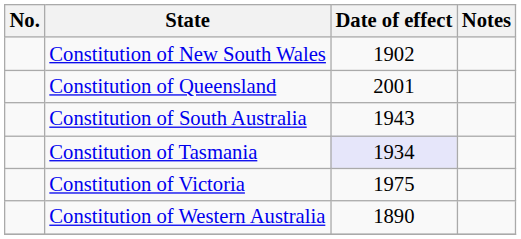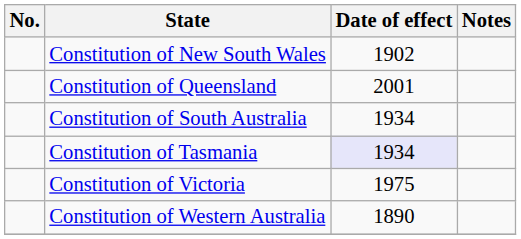(394, 119) 1943 -> (394, 119) 1934
